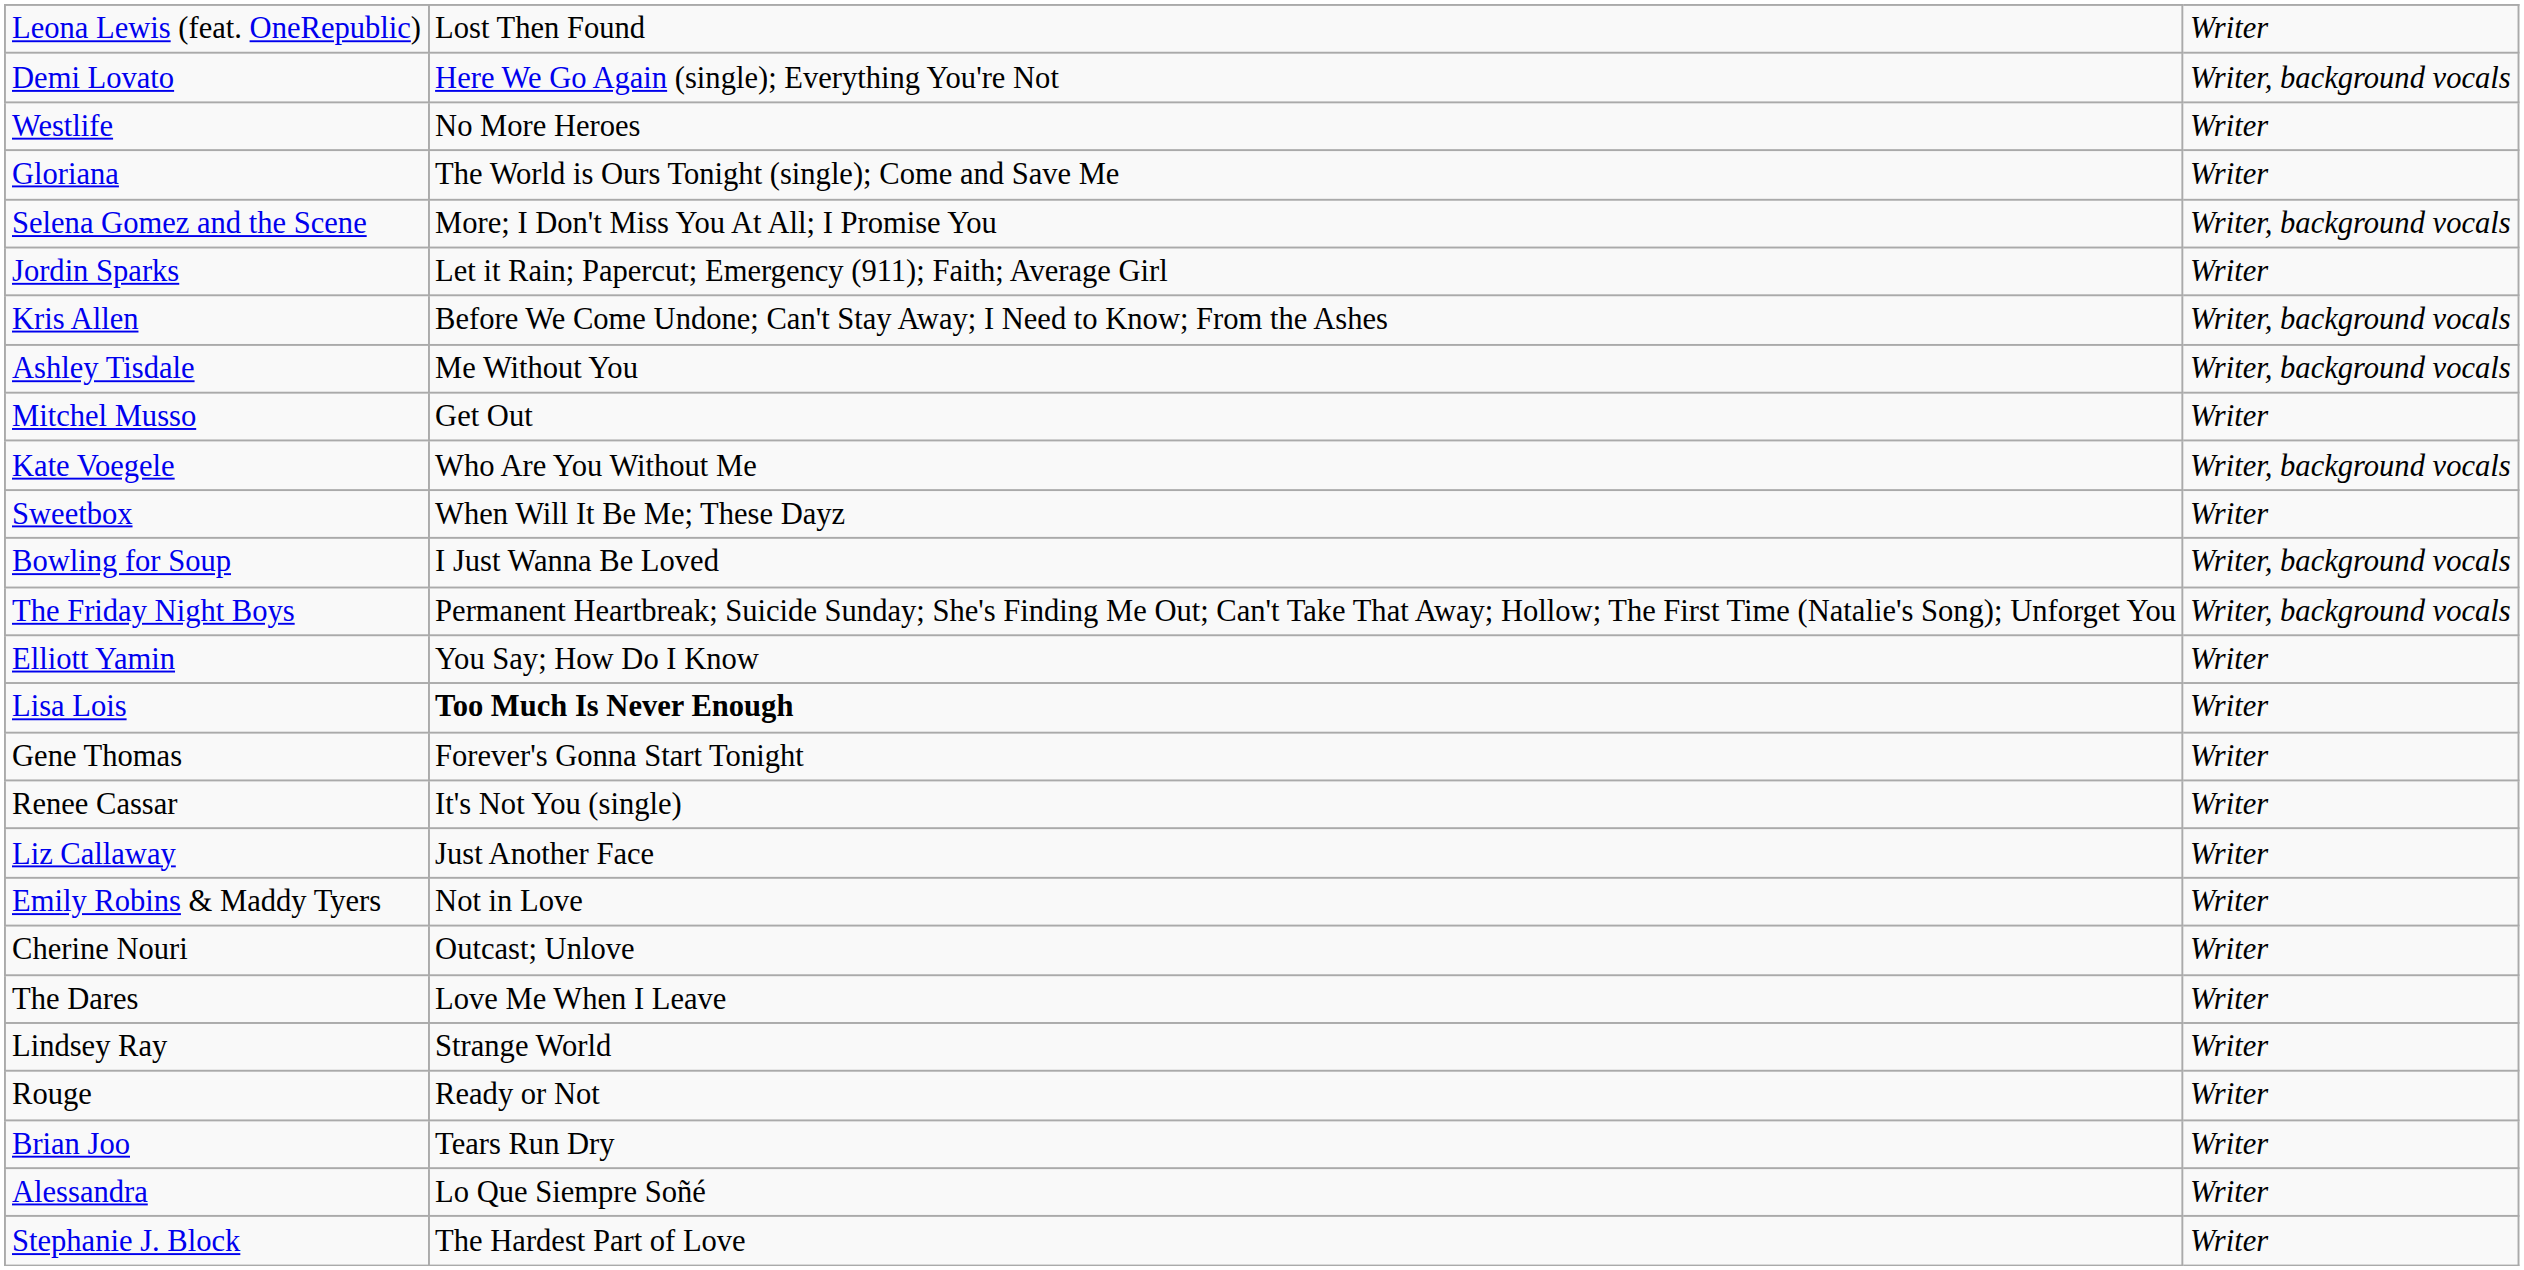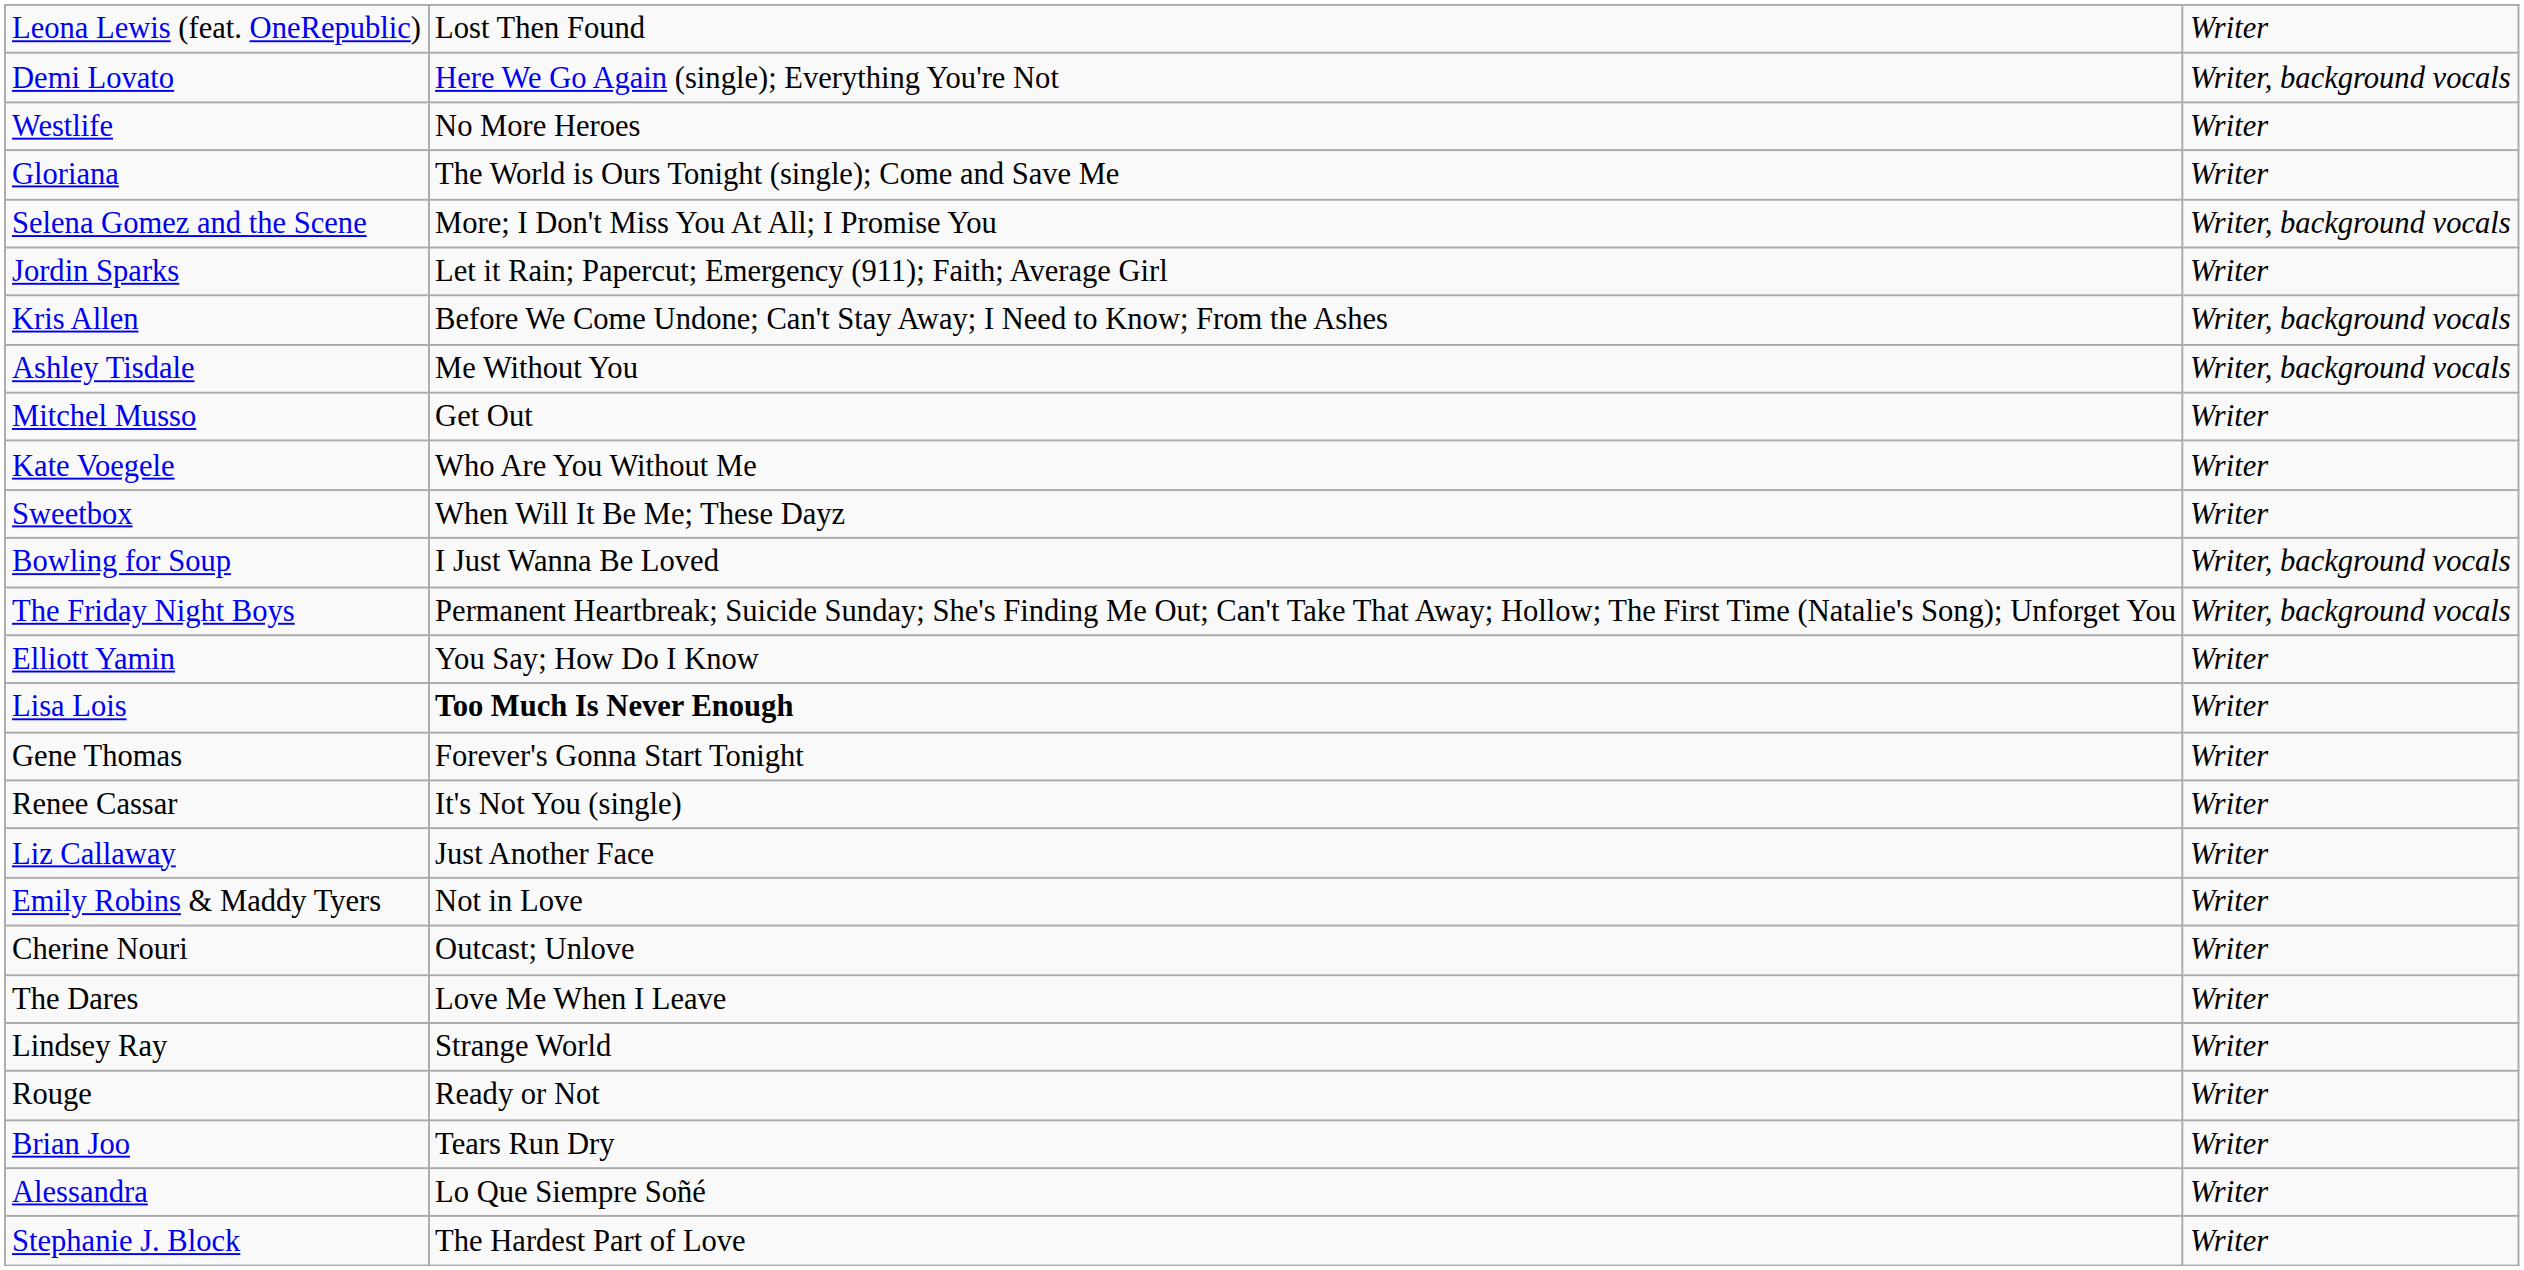(2350, 464) Writer, background vocals -> (2229, 464) Writer
